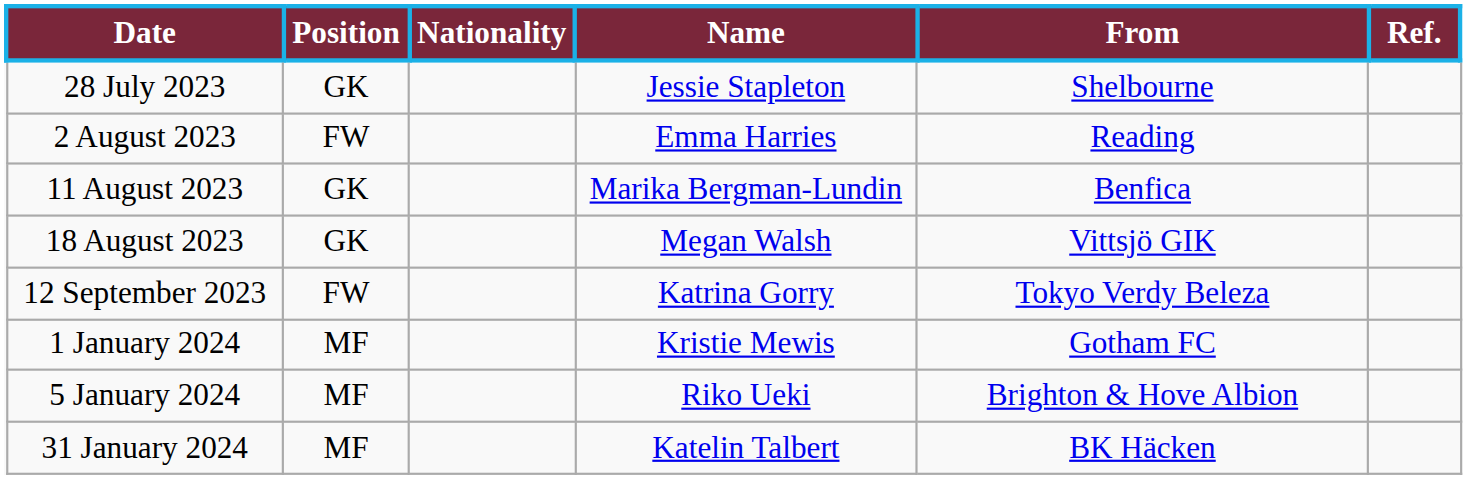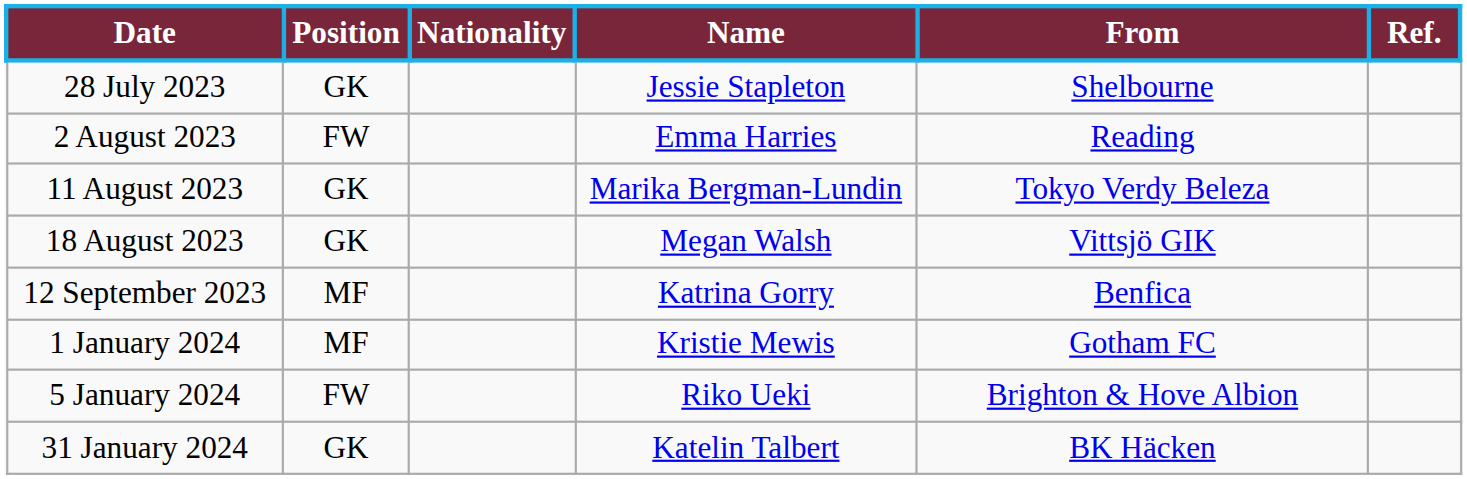(1142, 189) Benfica -> (1142, 189) Tokyo Verdy Beleza
(346, 292) FW -> (346, 292) MF
(1142, 292) Tokyo Verdy Beleza -> (1142, 292) Benfica
(346, 395) MF -> (346, 395) FW
(346, 447) MF -> (346, 447) GK
